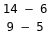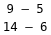rows swapped: (25, 27) <-> (25, 9)
